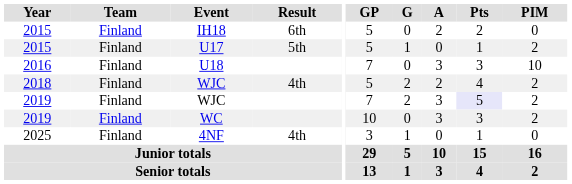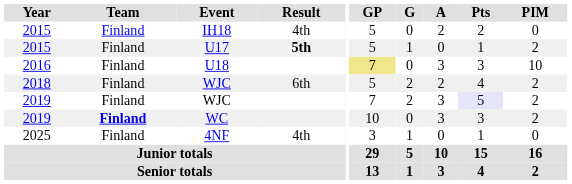(297, 30) 6th -> (301, 30) 4th
(297, 48) normal -> (301, 48) bold
(369, 65) no background -> (372, 65) khaki background
(297, 83) 4th -> (301, 83) 6th
(120, 118) normal -> (123, 118) bold
